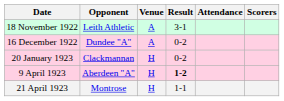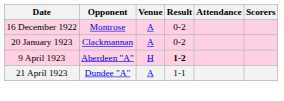- row: (42, 27)
(109, 42) Dundee "A" -> (108, 27) Montrose
(151, 58) H -> (150, 42) A
(109, 88) Montrose -> (108, 73) Dundee "A"
(151, 88) H -> (150, 73) A
